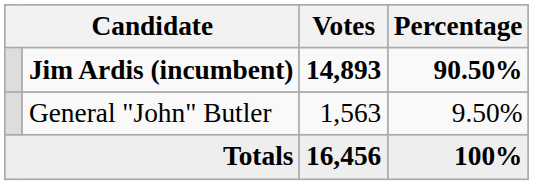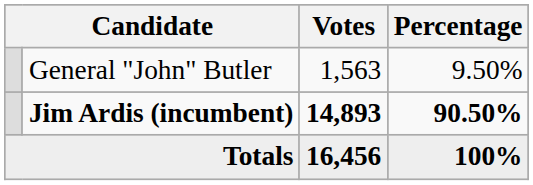rows swapped: (161, 69) <-> (150, 112)
